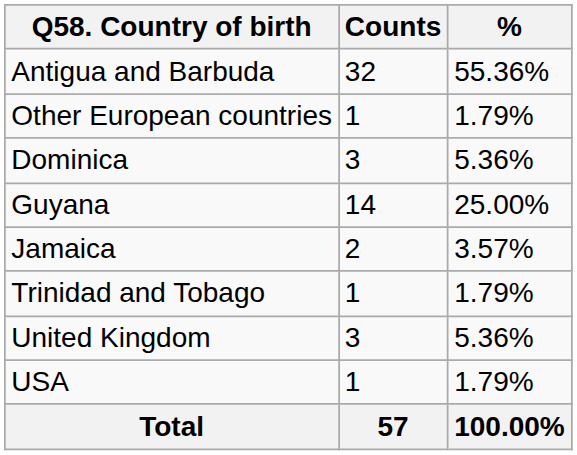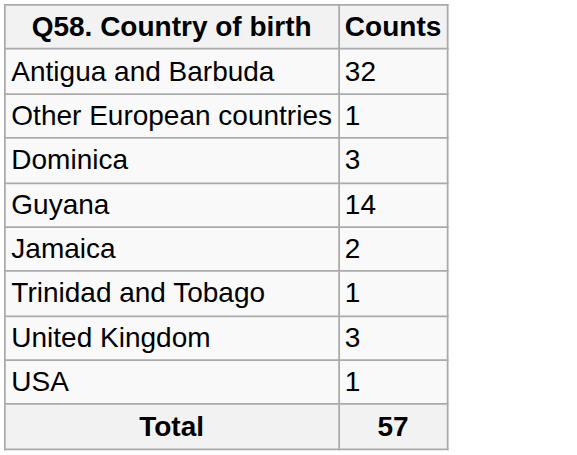- column: (509, 26)
